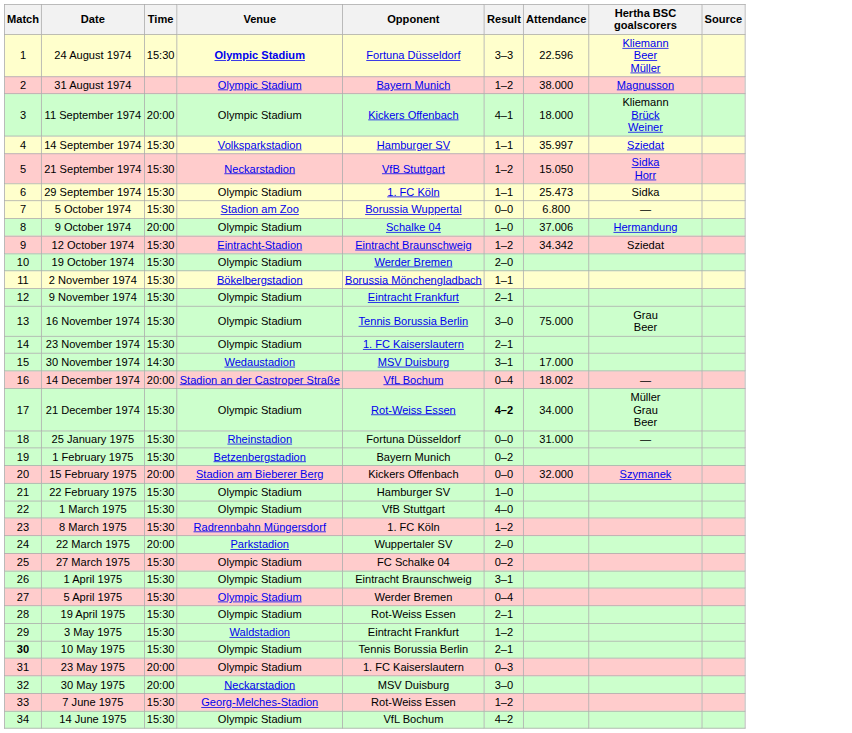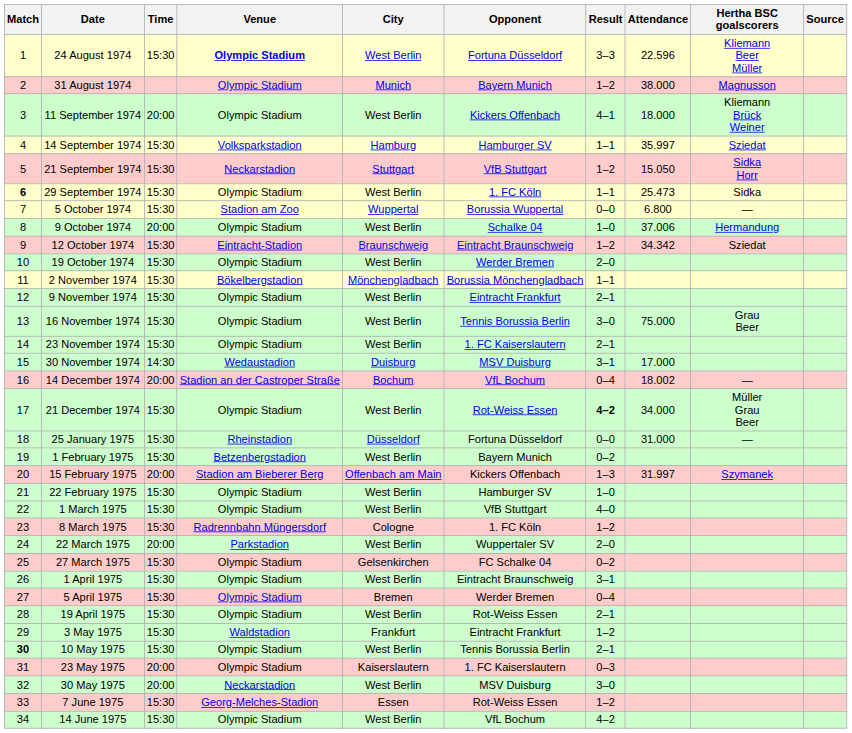+ column: (393, 20)
(23, 193) normal -> (23, 193) bold
(504, 475) 0–0 -> (606, 475) 1–3
(556, 475) 32.000 -> (658, 475) 31.997
